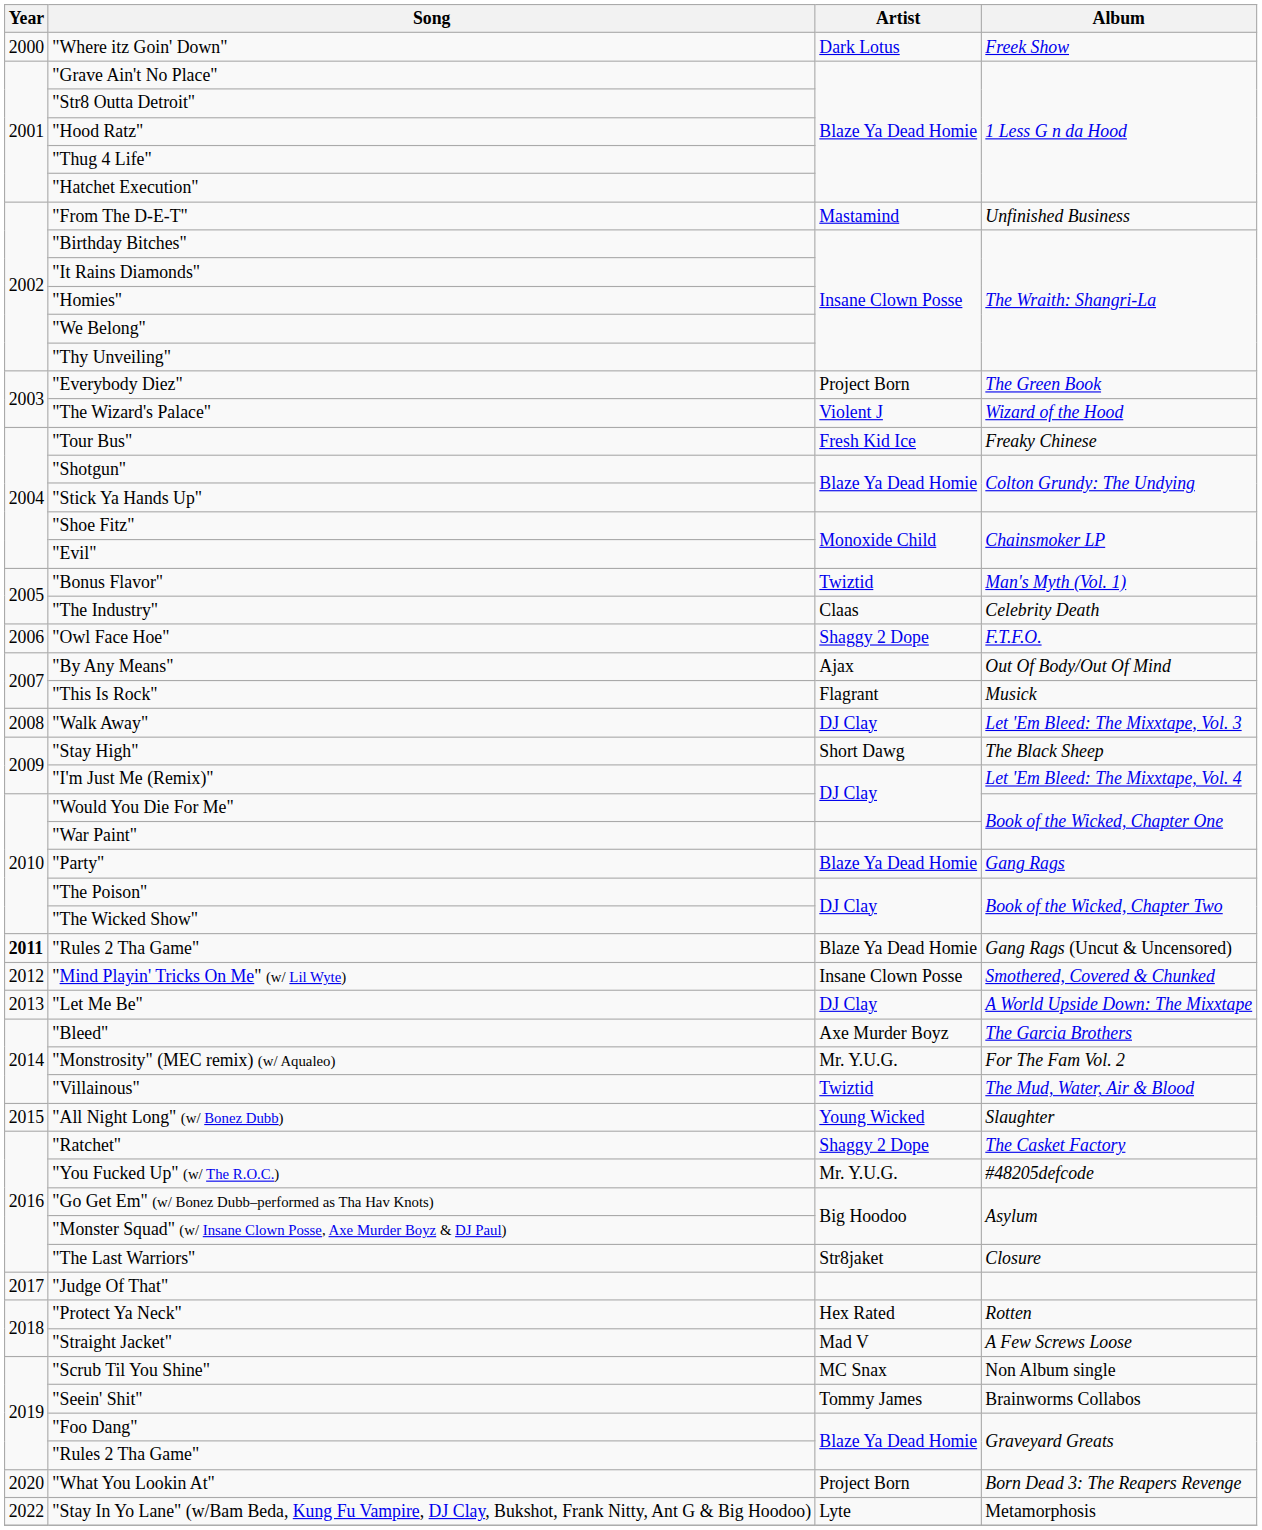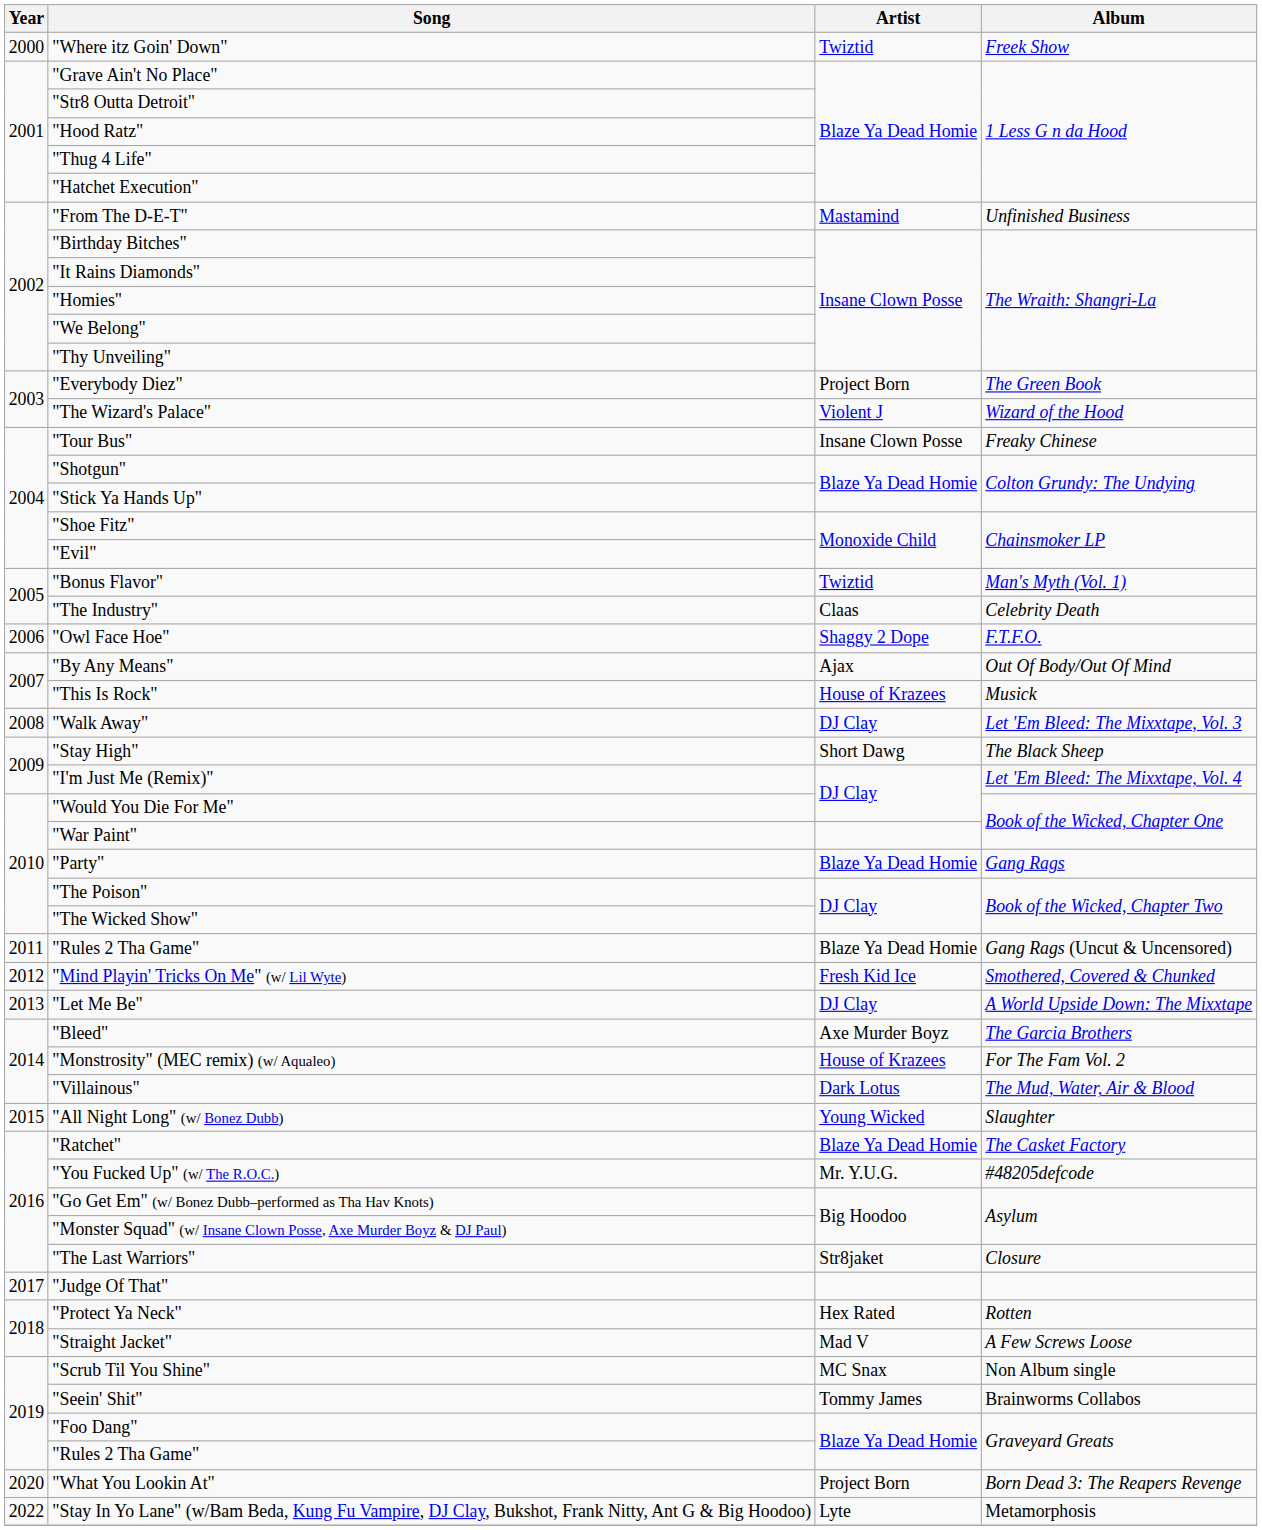(860, 46) Dark Lotus -> (846, 46) Twiztid
(868, 441) Fresh Kid Ice -> (891, 441) Insane Clown Posse
(849, 694) Flagrant -> (882, 694) House of Krazees
(26, 948) bold -> (26, 948) normal
(891, 976) Insane Clown Posse -> (868, 976) Fresh Kid Ice
(859, 1060) Mr. Y.U.G. -> (882, 1060) House of Krazees
(846, 1088) Twiztid -> (860, 1088) Dark Lotus
(874, 1145) Shaggy 2 Dope -> (898, 1145) Blaze Ya Dead Homie
